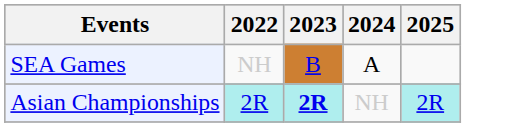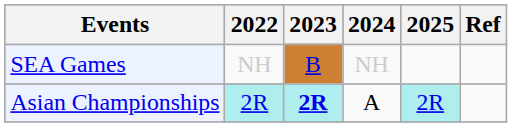+ column: (483, 24)
(372, 63) A -> (372, 63) NH
(372, 102) NH -> (372, 102) A
